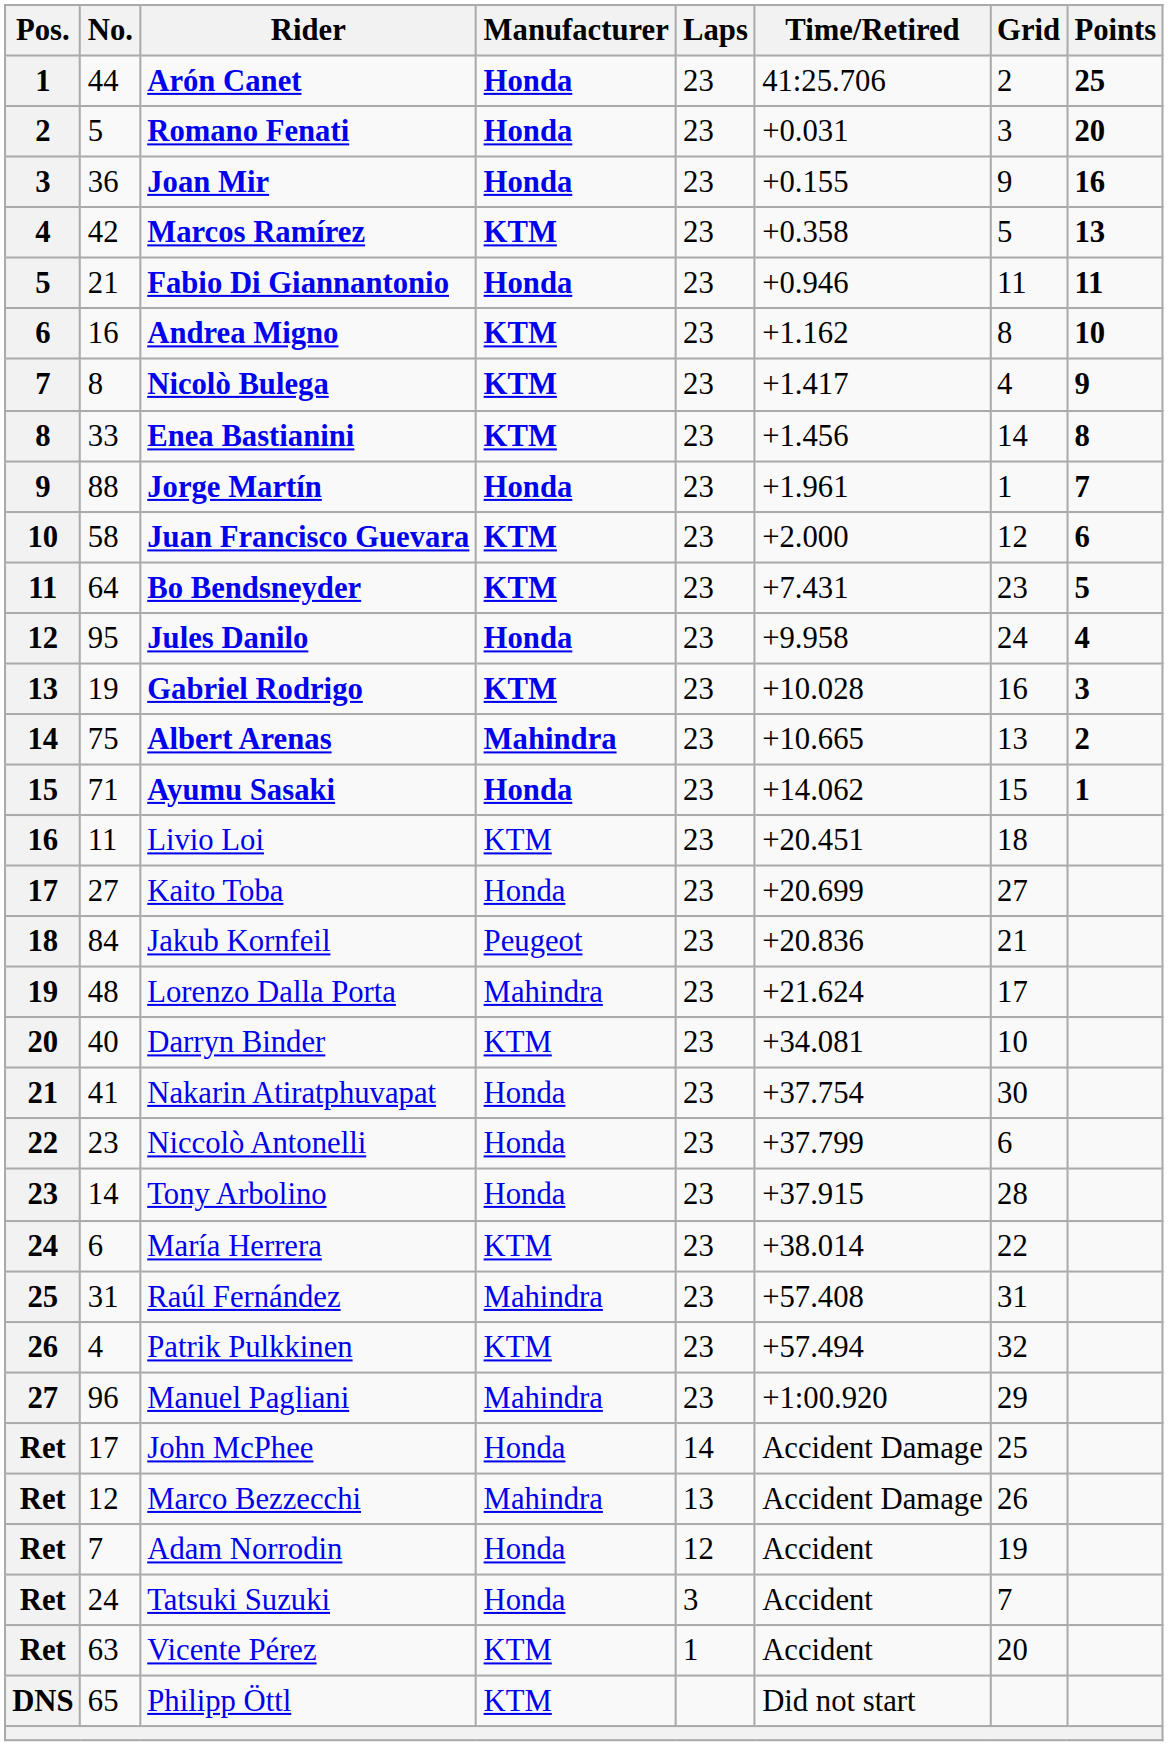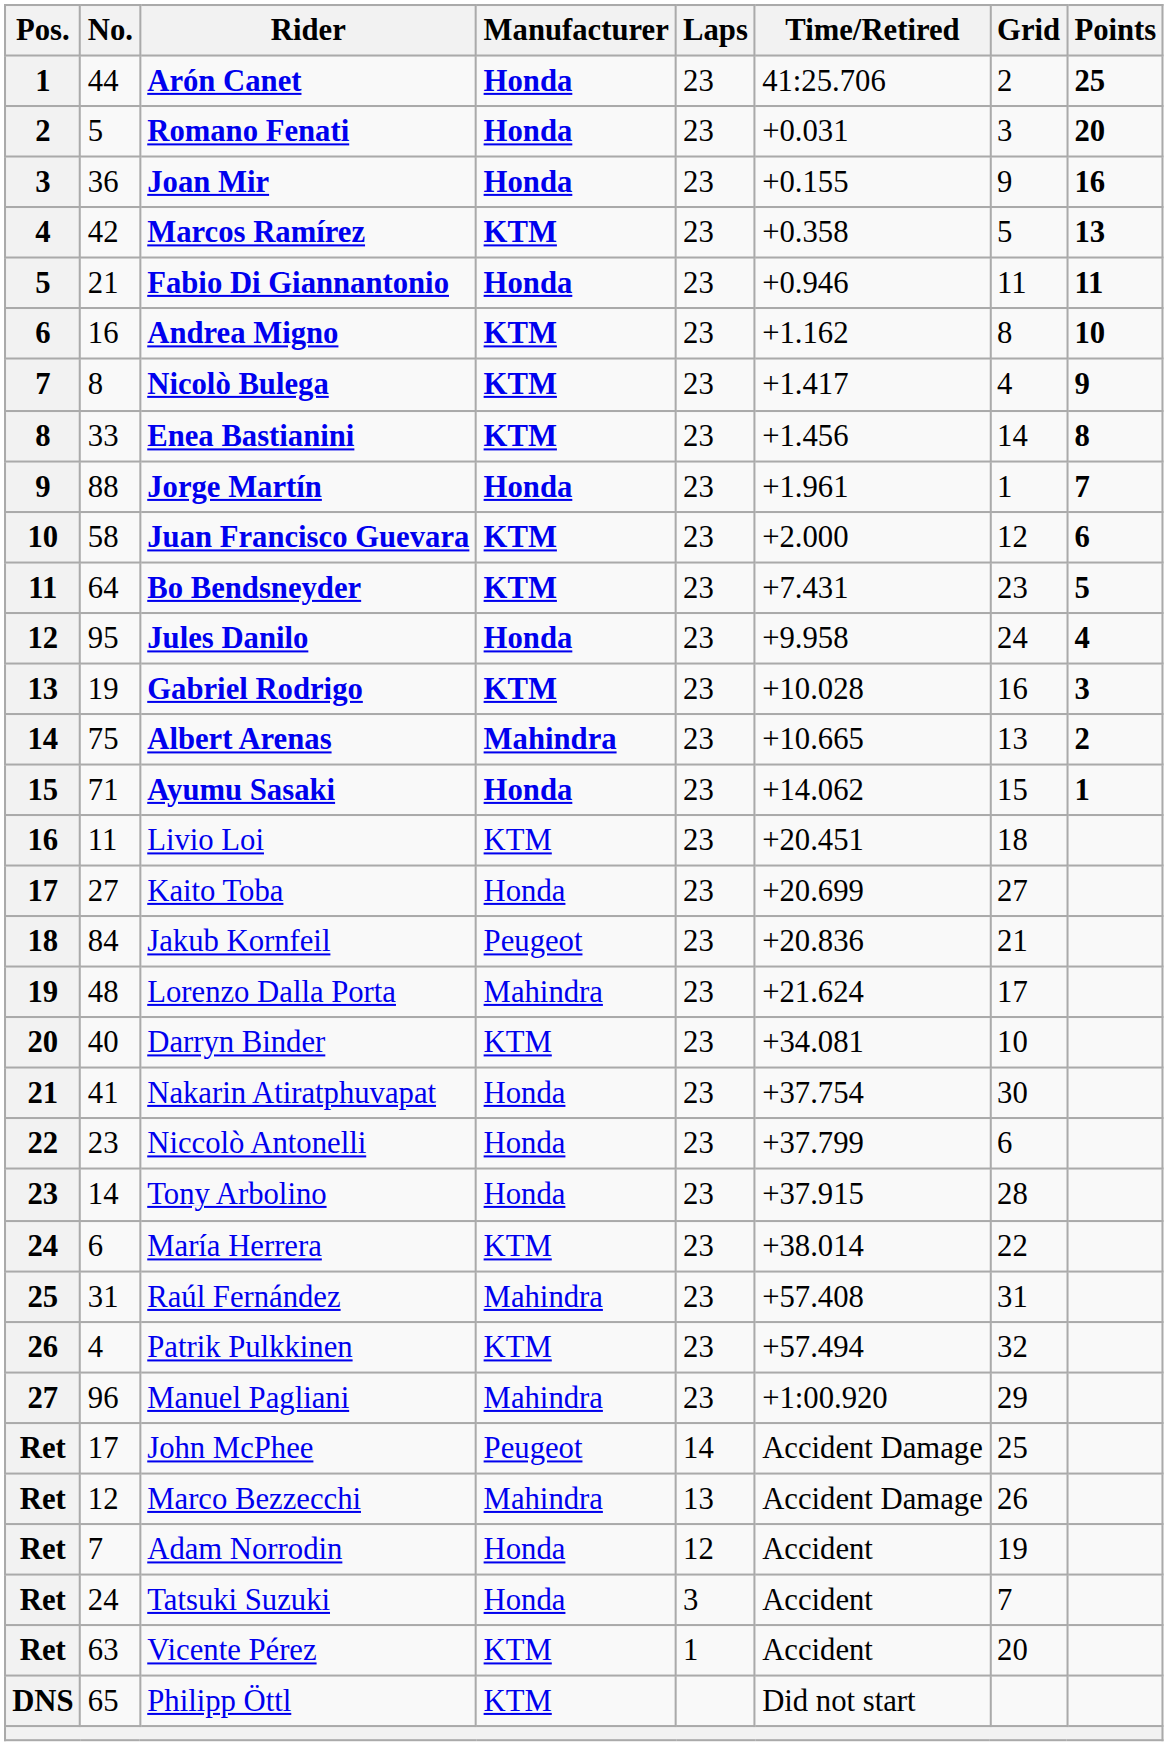(525, 1447) Honda -> (533, 1447) Peugeot
